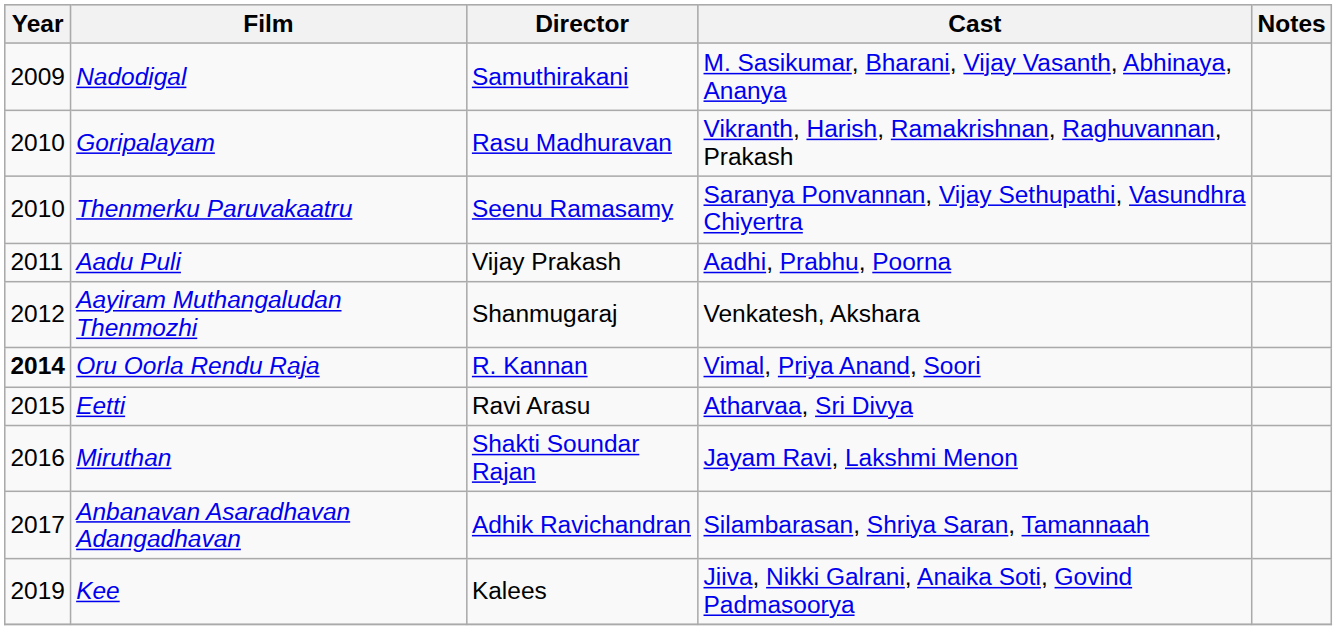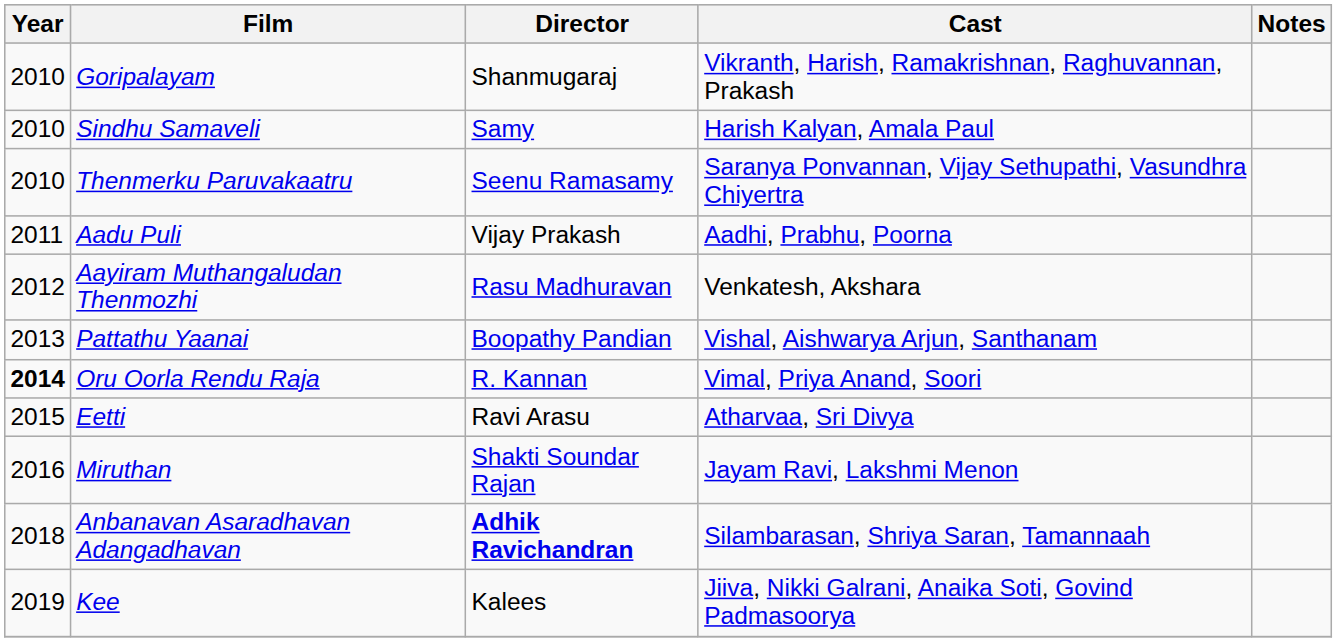- row: (131, 76)
(572, 142) Rasu Madhuravan -> (544, 76) Shanmugaraj
+ row: (168, 129)
(545, 314) Shanmugaraj -> (572, 286) Rasu Madhuravan
+ row: (162, 339)
(38, 524) 2017 -> (38, 536) 2018
(581, 524) normal -> (552, 536) bold
